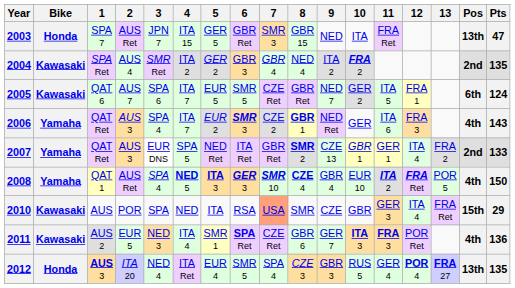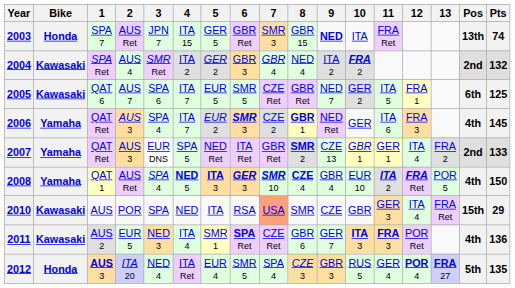(331, 36) normal -> (331, 36) bold
(498, 36) 47 -> (498, 36) 74
(498, 65) 135 -> (498, 65) 132
(498, 94) 124 -> (498, 94) 125
(498, 124) 143 -> (498, 124) 145
(473, 269) 13th -> (473, 269) 5th
